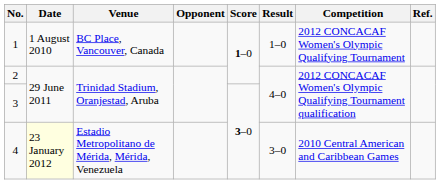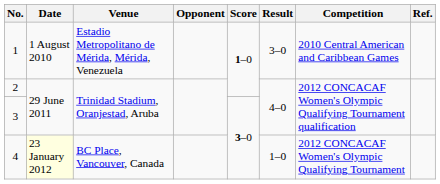(120, 44) BC Place, Vancouver, Canada -> (115, 50) Estadio Metropolitano de Mérida, Mérida, Venezuela
(278, 44) 1–0 -> (278, 50) 3–0
(352, 44) 2012 CONCACAF Women's Olympic Qualifying Tournament -> (351, 50) 2010 Central American and Caribbean Games
(115, 150) Estadio Metropolitano de Mérida, Mérida, Venezuela -> (120, 157) BC Place, Vancouver, Canada
(278, 150) 3–0 -> (278, 157) 1–0
(351, 150) 2010 Central American and Caribbean Games -> (352, 157) 2012 CONCACAF Women's Olympic Qualifying Tournament
